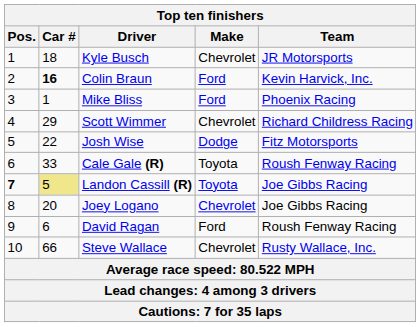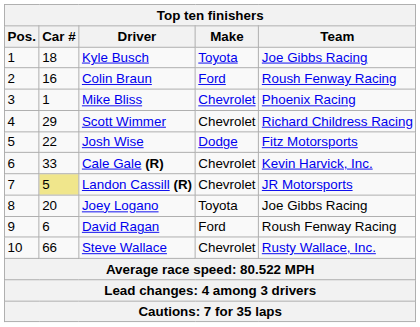(227, 58) Chevrolet -> (218, 58) Toyota
(307, 58) JR Motorsports -> (315, 58) Joe Gibbs Racing
(50, 79) bold -> (50, 79) normal
(317, 79) Kevin Harvick, Inc. -> (329, 79) Roush Fenway Racing
(212, 100) Ford -> (227, 100) Chevrolet
(218, 164) Toyota -> (227, 164) Chevrolet
(329, 164) Roush Fenway Racing -> (317, 164) Kevin Harvick, Inc.
(11, 185) bold -> (11, 185) normal
(218, 185) Toyota -> (227, 185) Chevrolet
(315, 185) Joe Gibbs Racing -> (307, 185) JR Motorsports
(227, 206) Chevrolet -> (218, 206) Toyota
